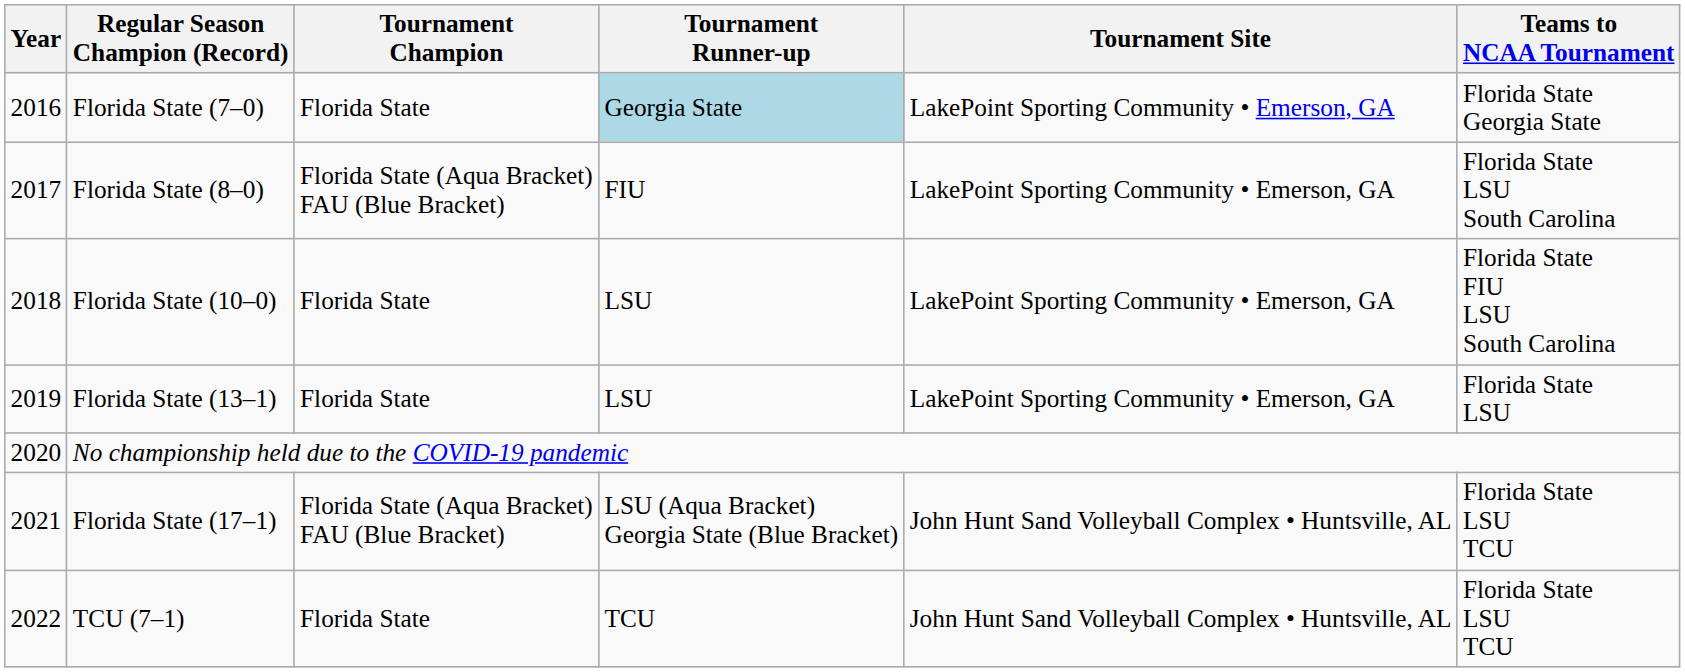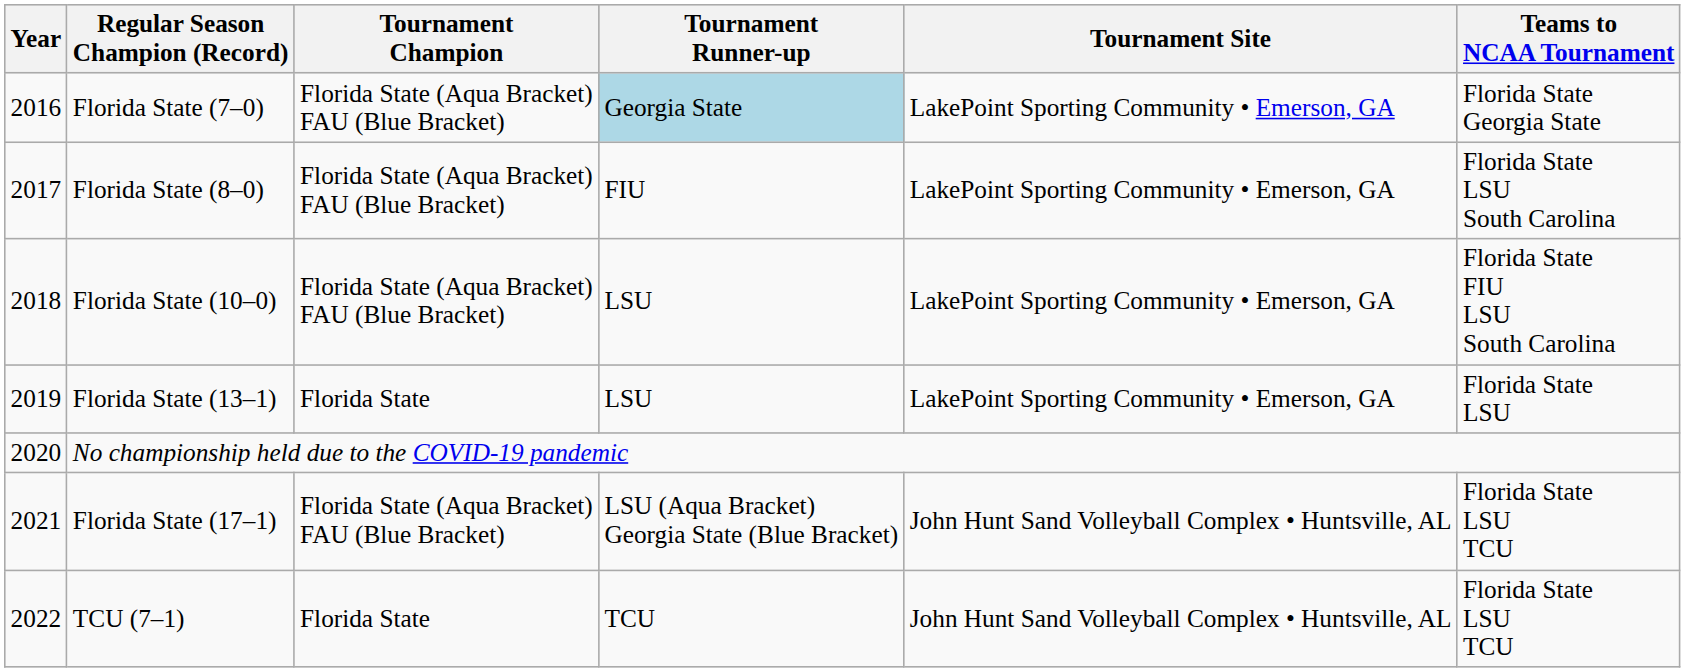(365, 107) Florida State -> (446, 107) Florida State (Aqua Bracket) FAU (Blue Bracket)
(365, 301) Florida State -> (446, 301) Florida State (Aqua Bracket) FAU (Blue Bracket)
